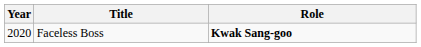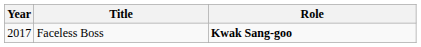(19, 33) 2020 -> (19, 33) 2017
